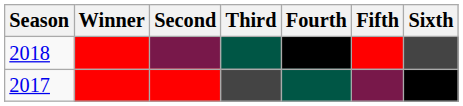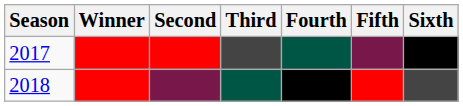rows swapped: (30, 85) <-> (30, 52)
